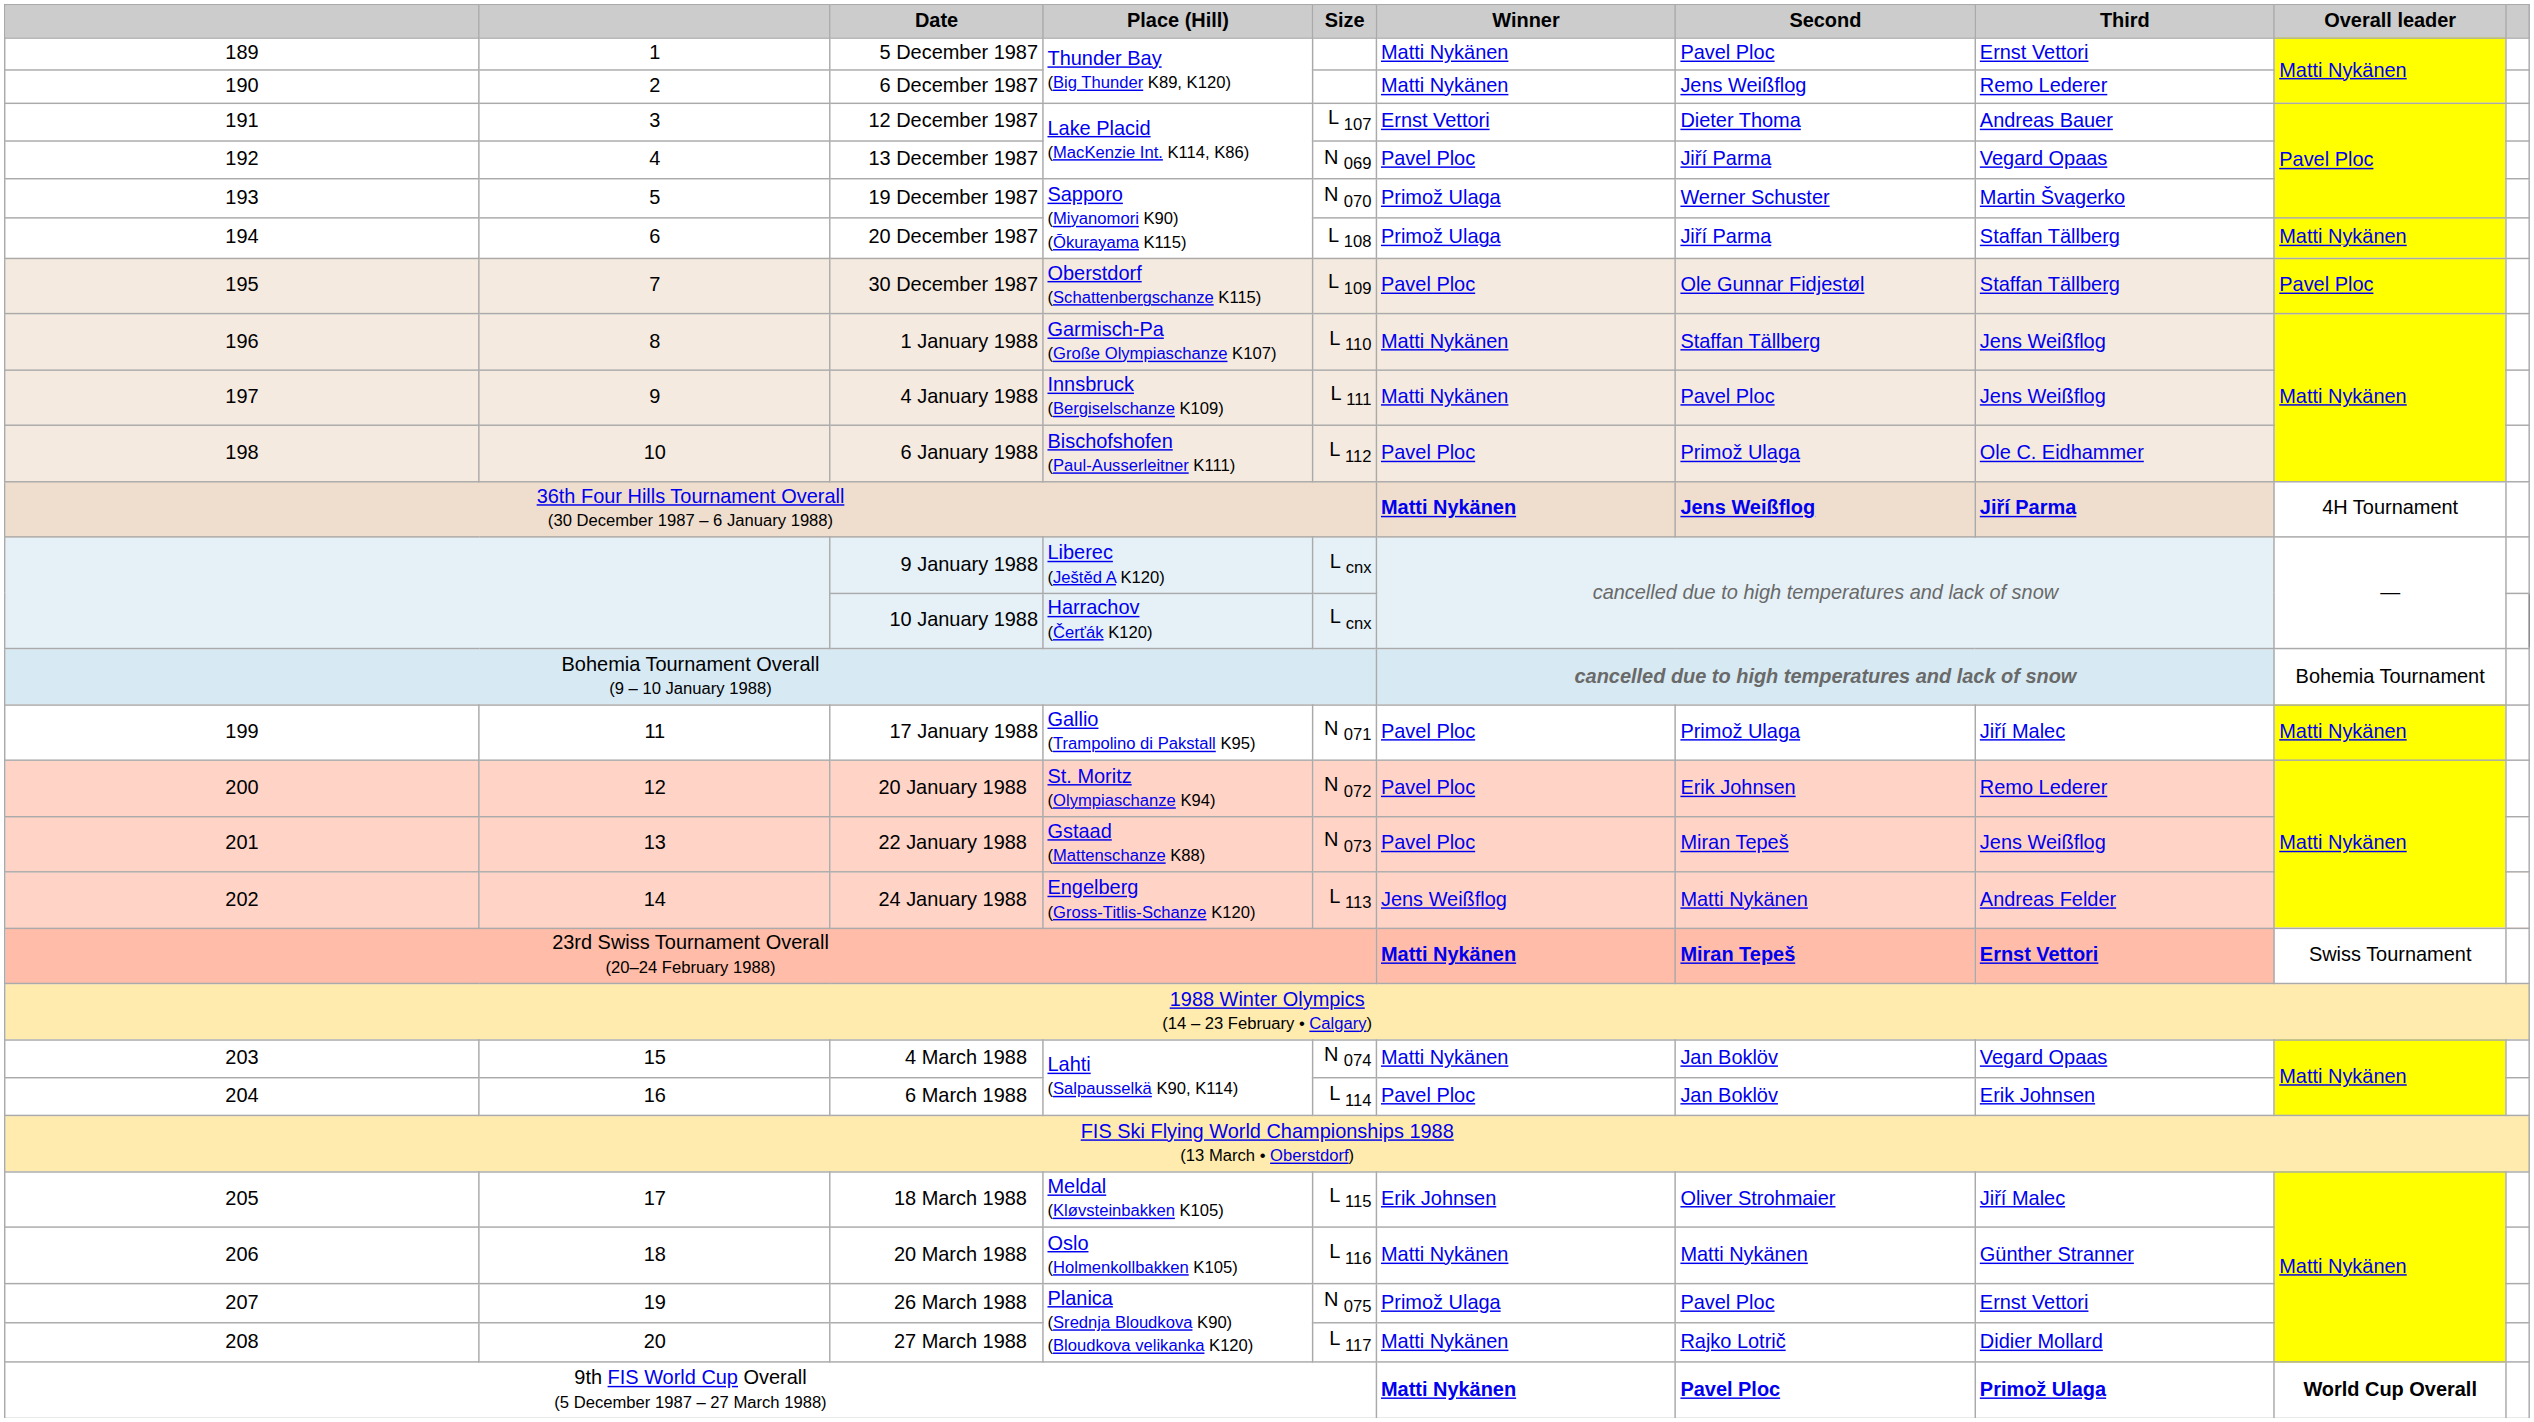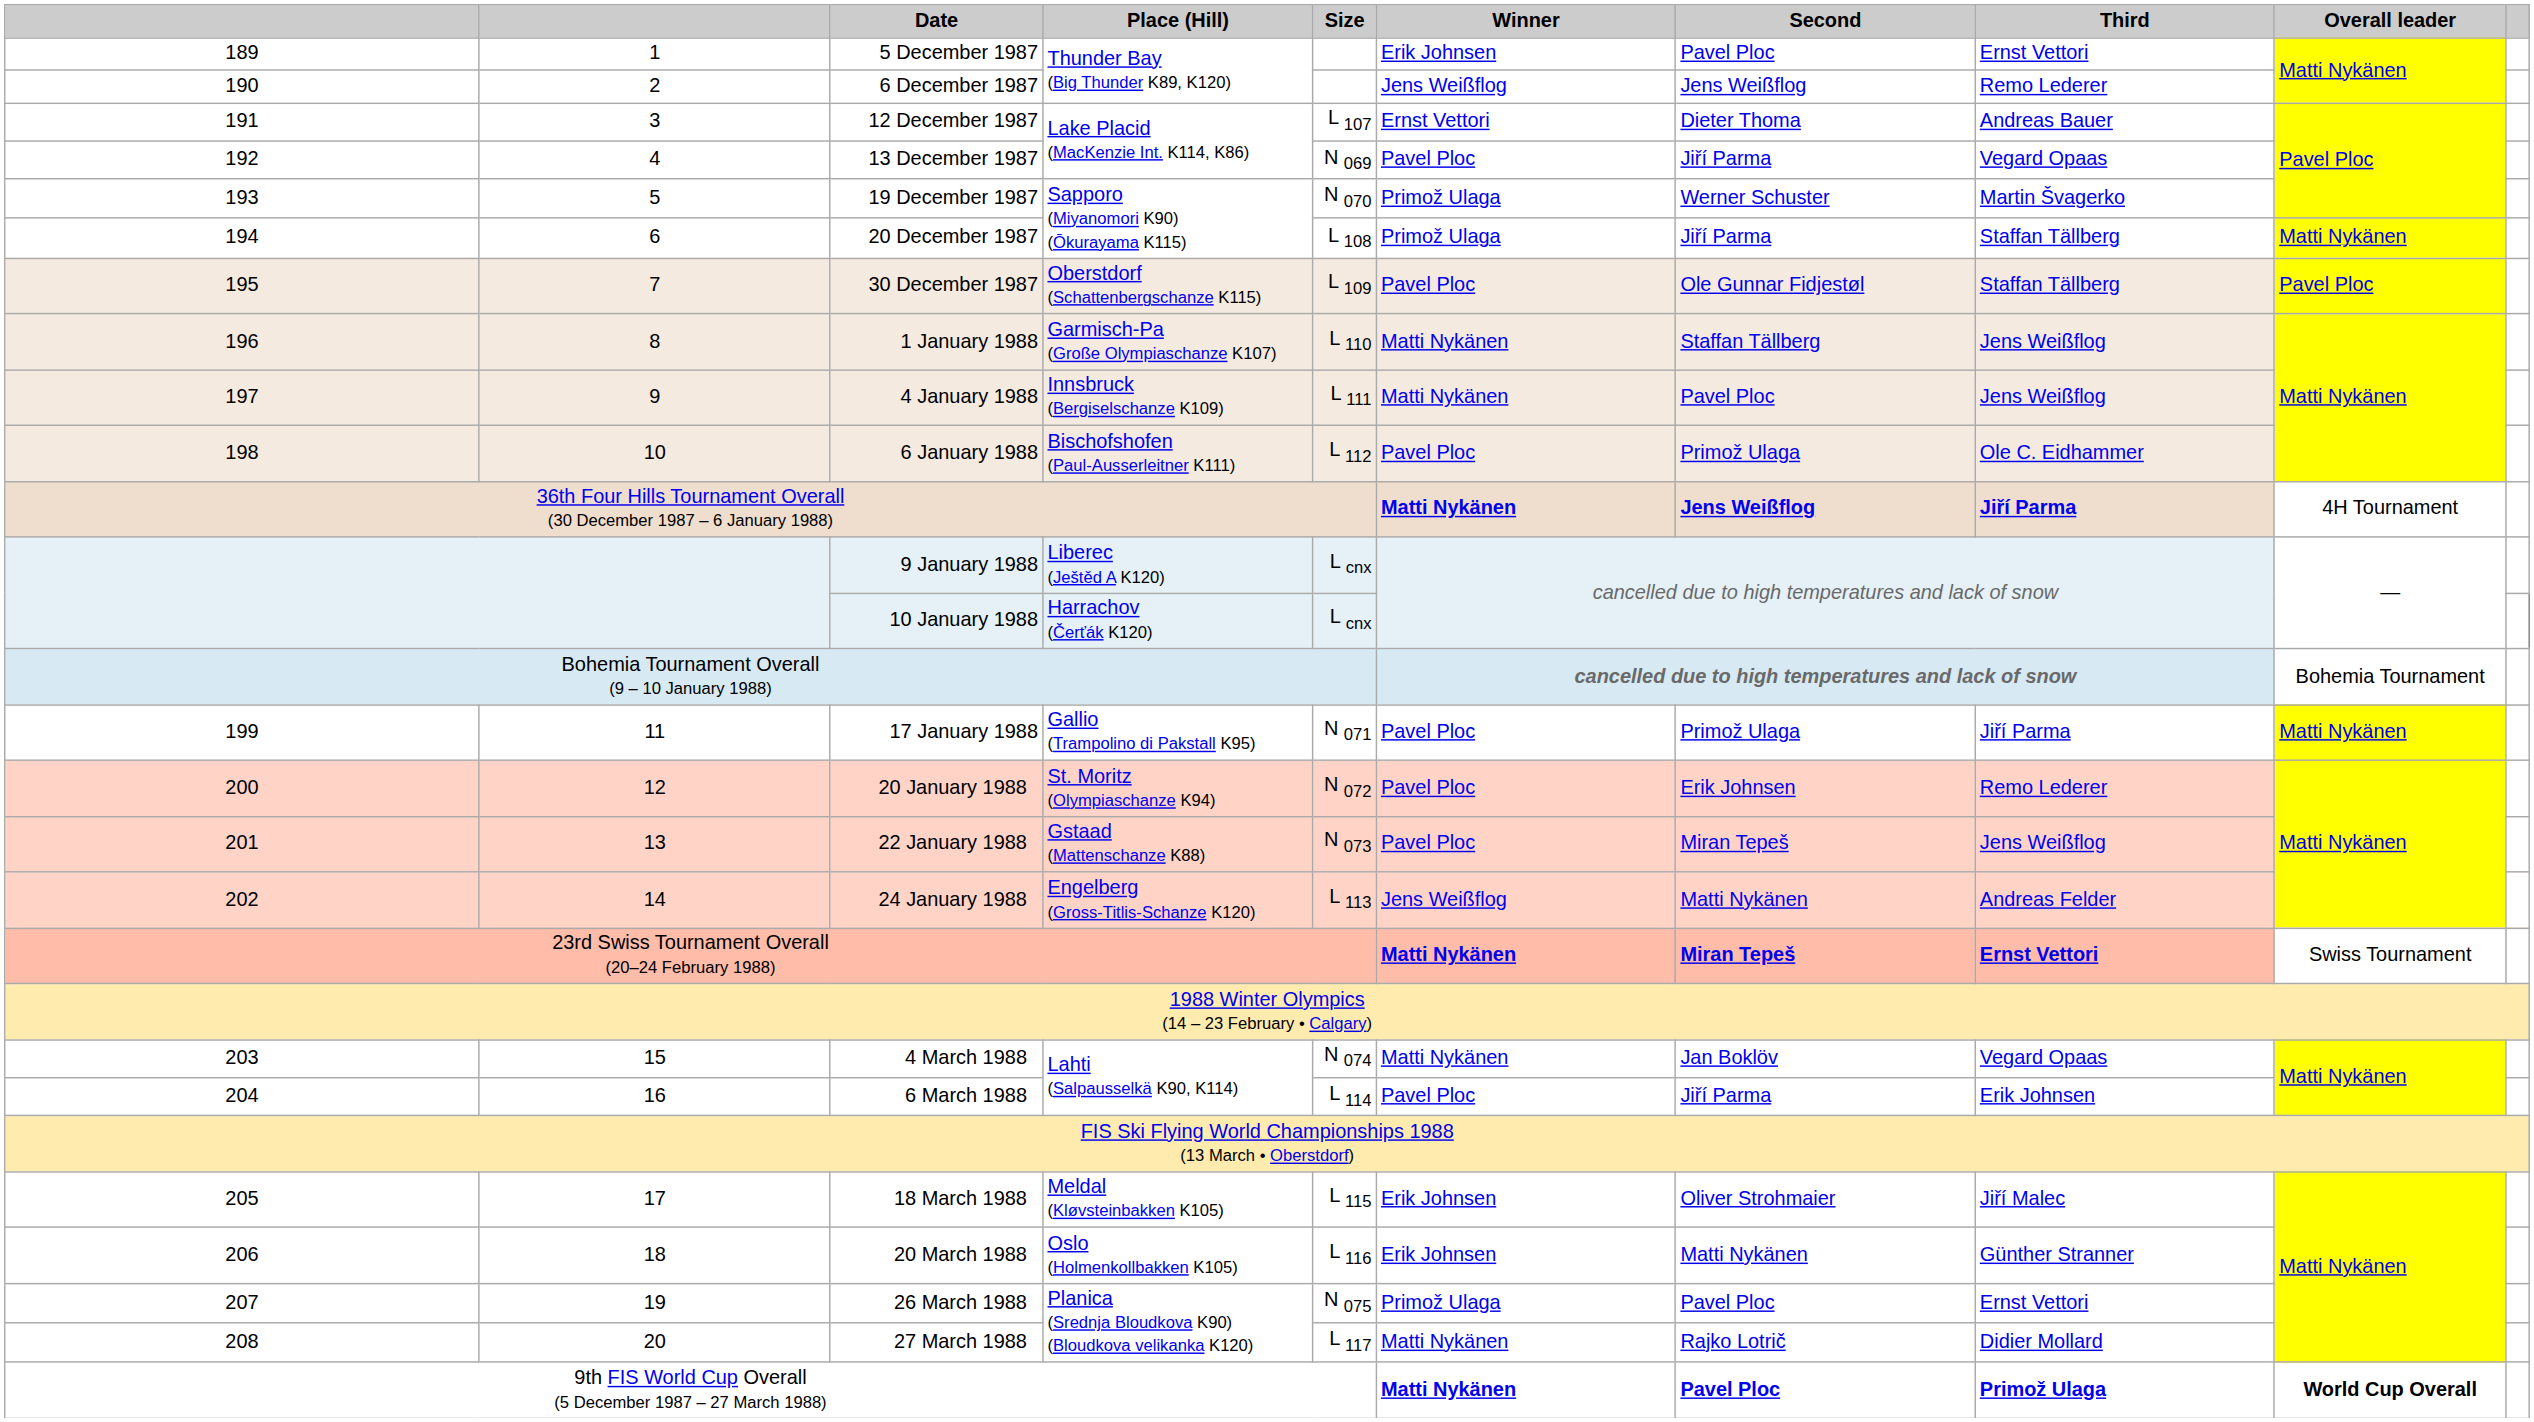(1445, 53) Matti Nykänen -> (1439, 53) Erik Johnsen
(1445, 85) Matti Nykänen -> (1444, 85) Jens Weißflog
(2022, 731) Jiří Malec -> (2025, 731) Jiří Parma
(1729, 1095) Jan Boklöv -> (1726, 1095) Jiří Parma
(1445, 1254) Matti Nykänen -> (1439, 1254) Erik Johnsen
